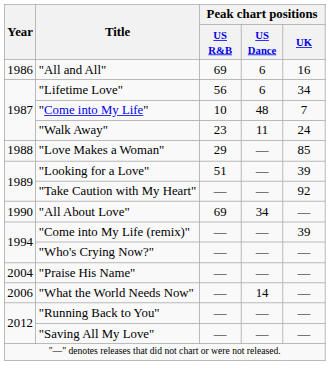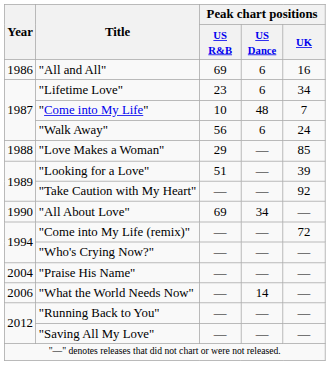(220, 89) 56 -> (220, 89) 23
(220, 130) 23 -> (220, 130) 56
(262, 130) 11 -> (262, 130) 6
(304, 232) 39 -> (304, 232) 72
